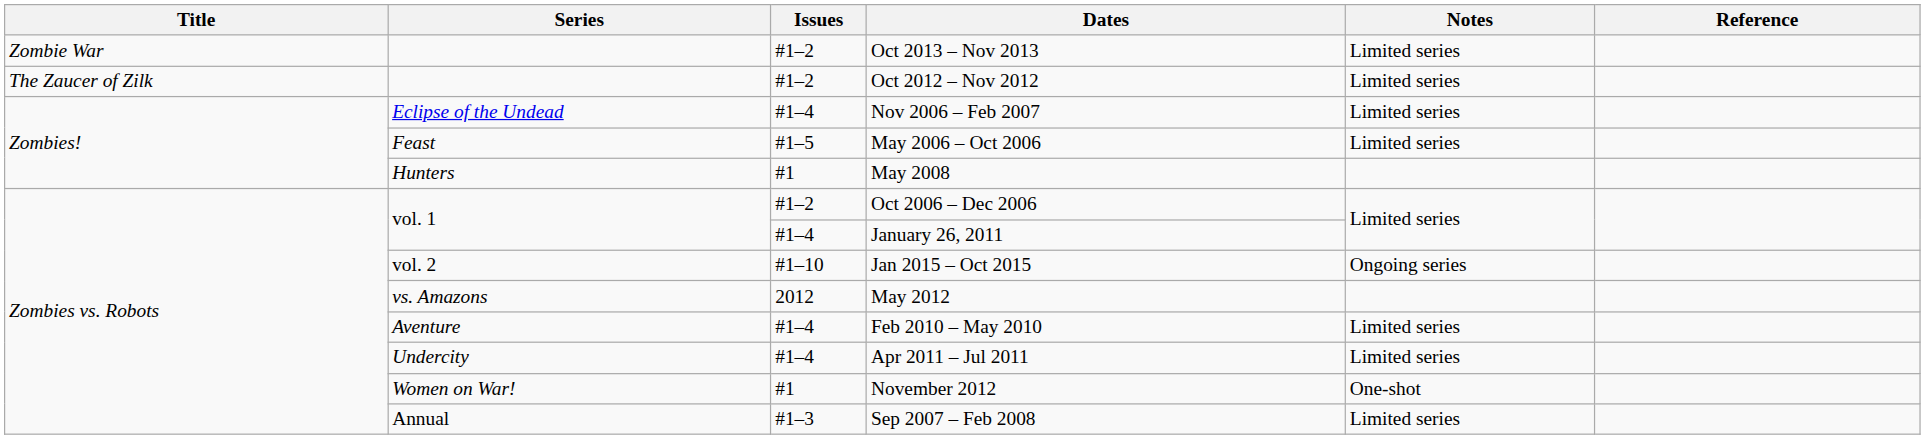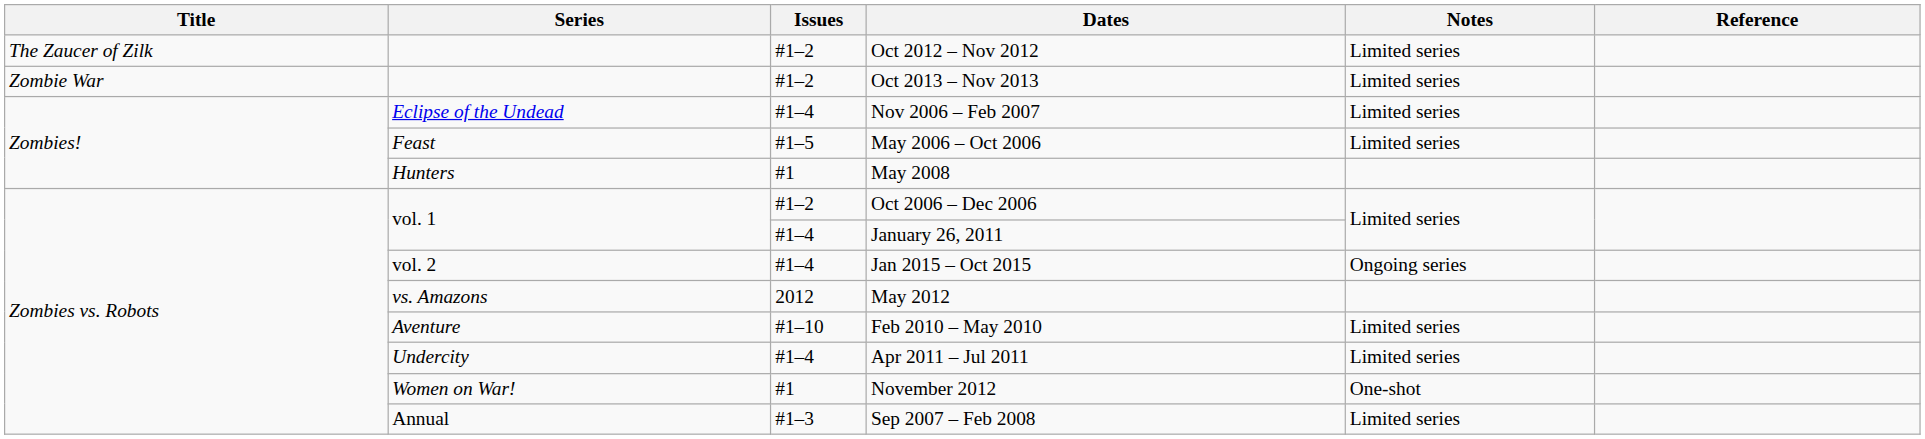rows swapped: (955, 81) <-> (955, 50)
(799, 265) #1–10 -> (795, 265) #1–4
(795, 326) #1–4 -> (799, 326) #1–10
